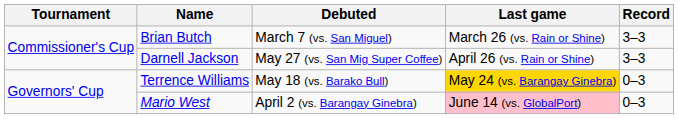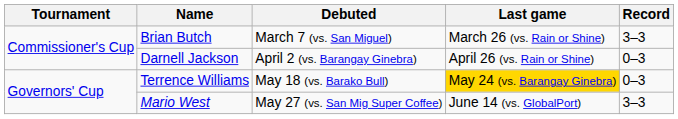(349, 59) May 27 (vs. San Mig Super Coffee) -> (336, 59) April 2 (vs. Barangay Ginebra)
(634, 59) 3–3 -> (634, 59) 0–3
(336, 102) April 2 (vs. Barangay Ginebra) -> (349, 102) May 27 (vs. San Mig Super Coffee)
(515, 102) pink background -> (515, 102) no background
(634, 102) 0–3 -> (634, 102) 3–3
